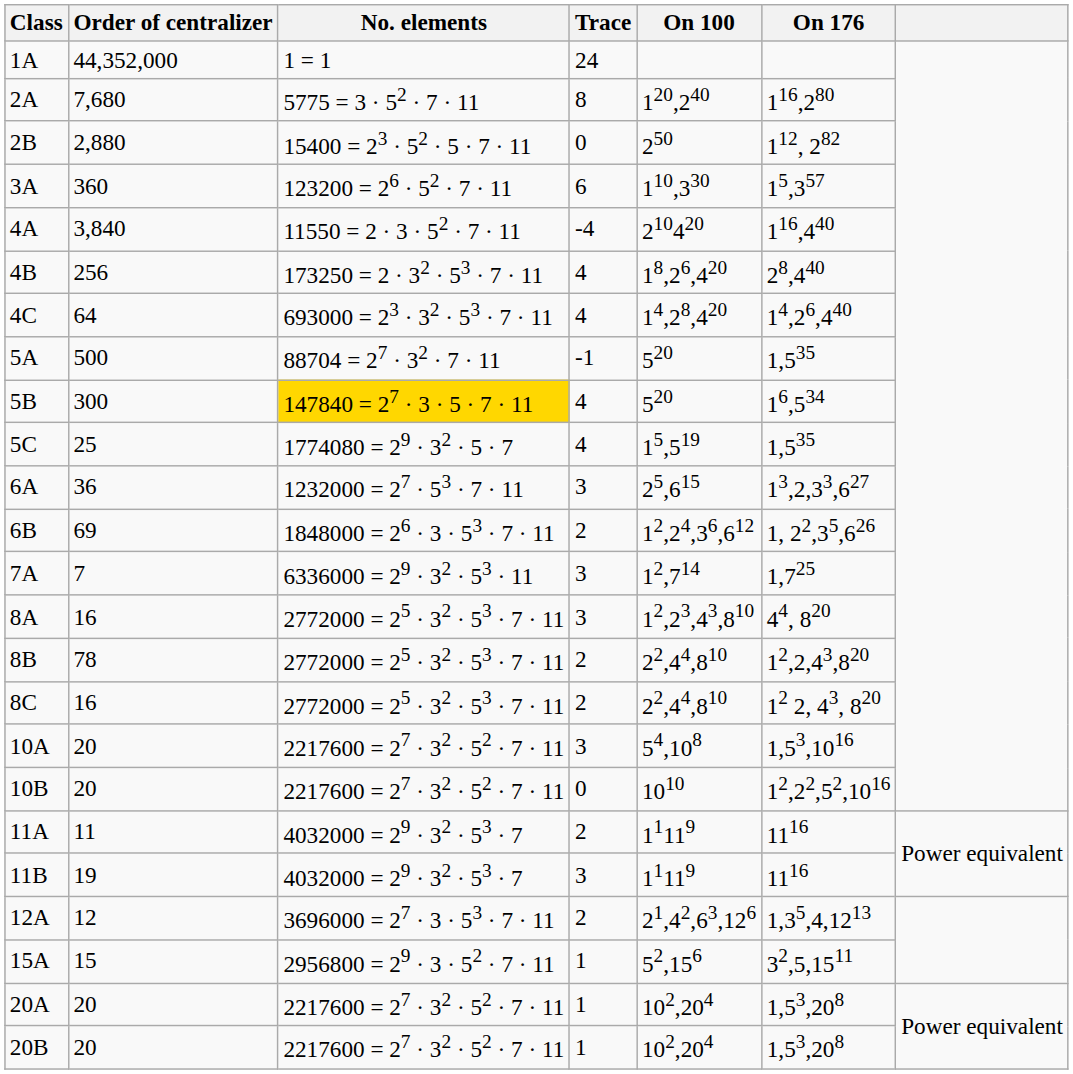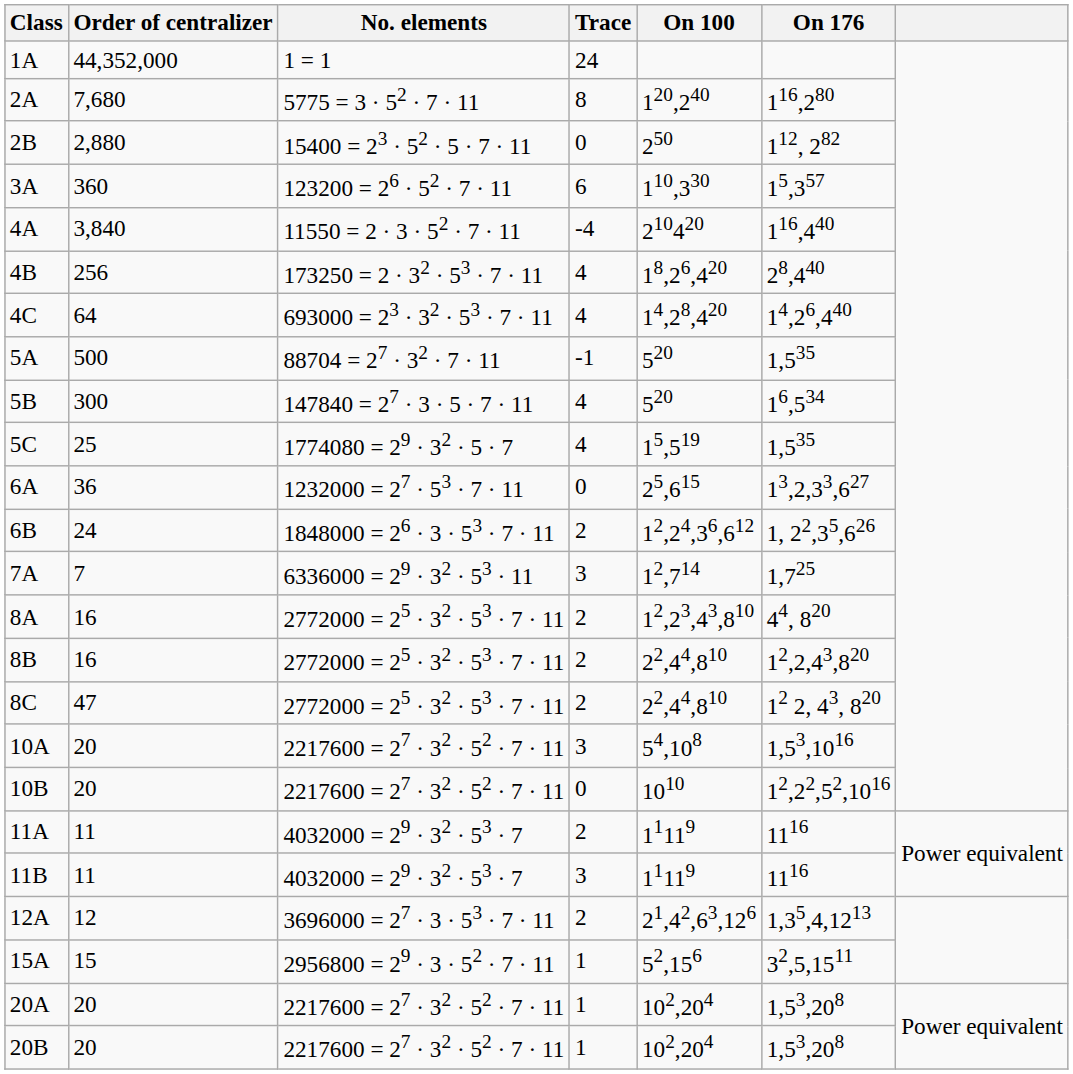(408, 401) gold background -> (408, 401) no background
(581, 487) 3 -> (581, 487) 0
(85, 530) 69 -> (85, 530) 24
(581, 616) 3 -> (581, 616) 2
(85, 659) 78 -> (85, 659) 16
(85, 702) 16 -> (85, 702) 47
(85, 874) 19 -> (85, 874) 11
